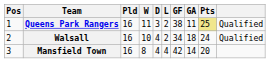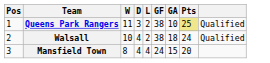- column: (130, 11)
(191, 24) 11 -> (173, 24) 10
(178, 38) 34 -> (159, 38) 38
(178, 51) 42 -> (159, 51) 24
(191, 51) 14 -> (173, 51) 15
